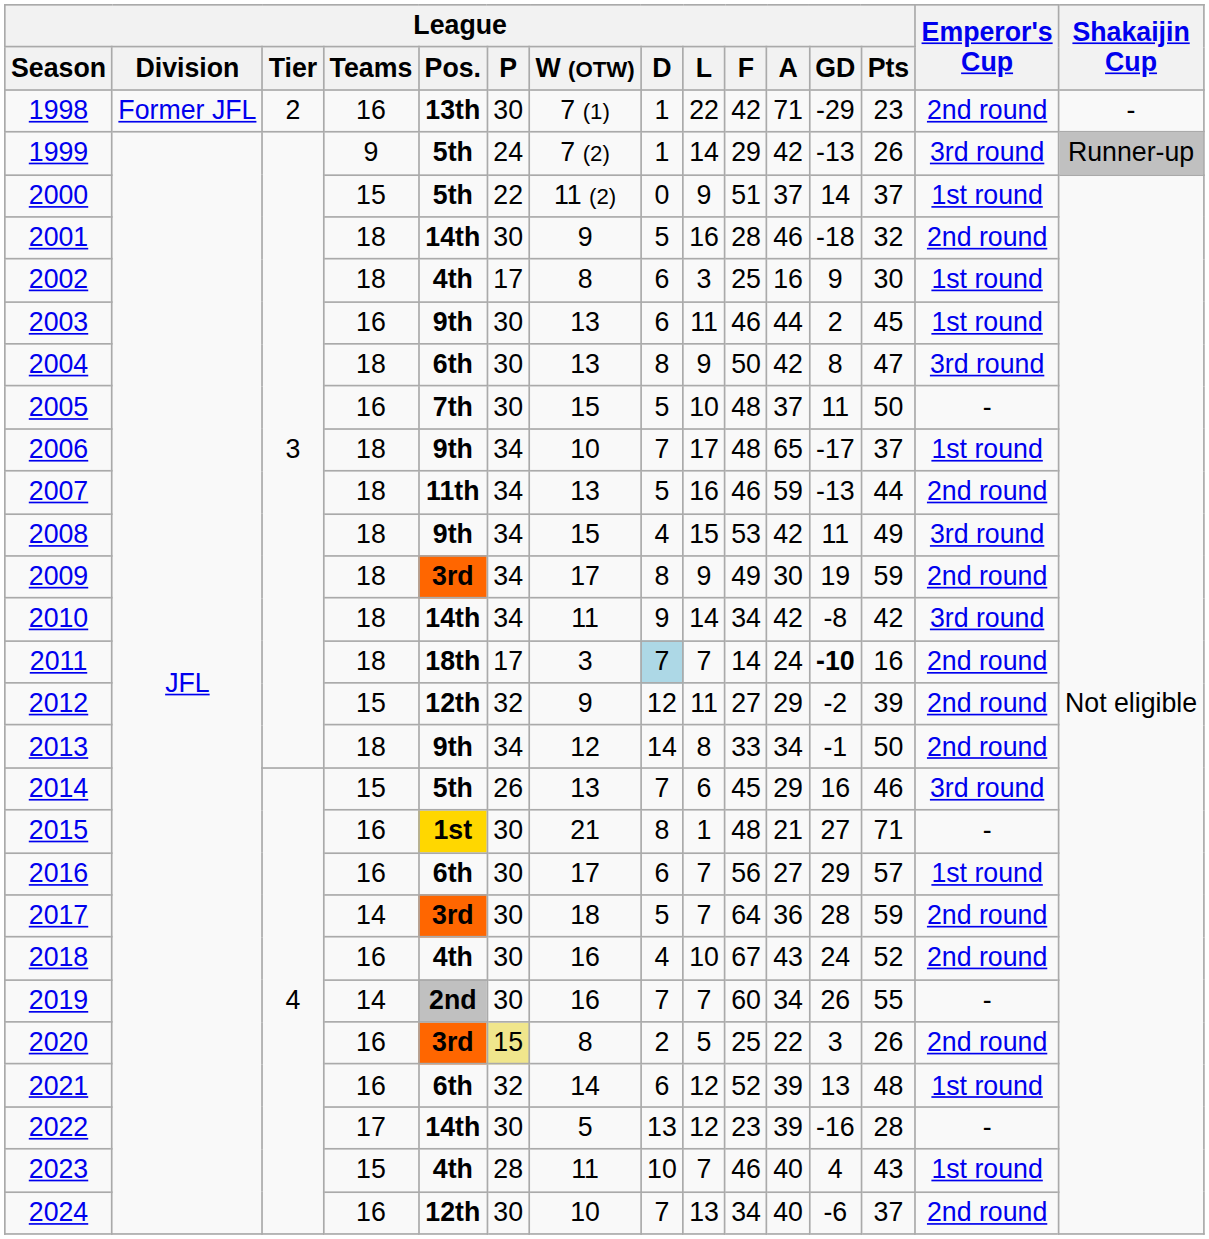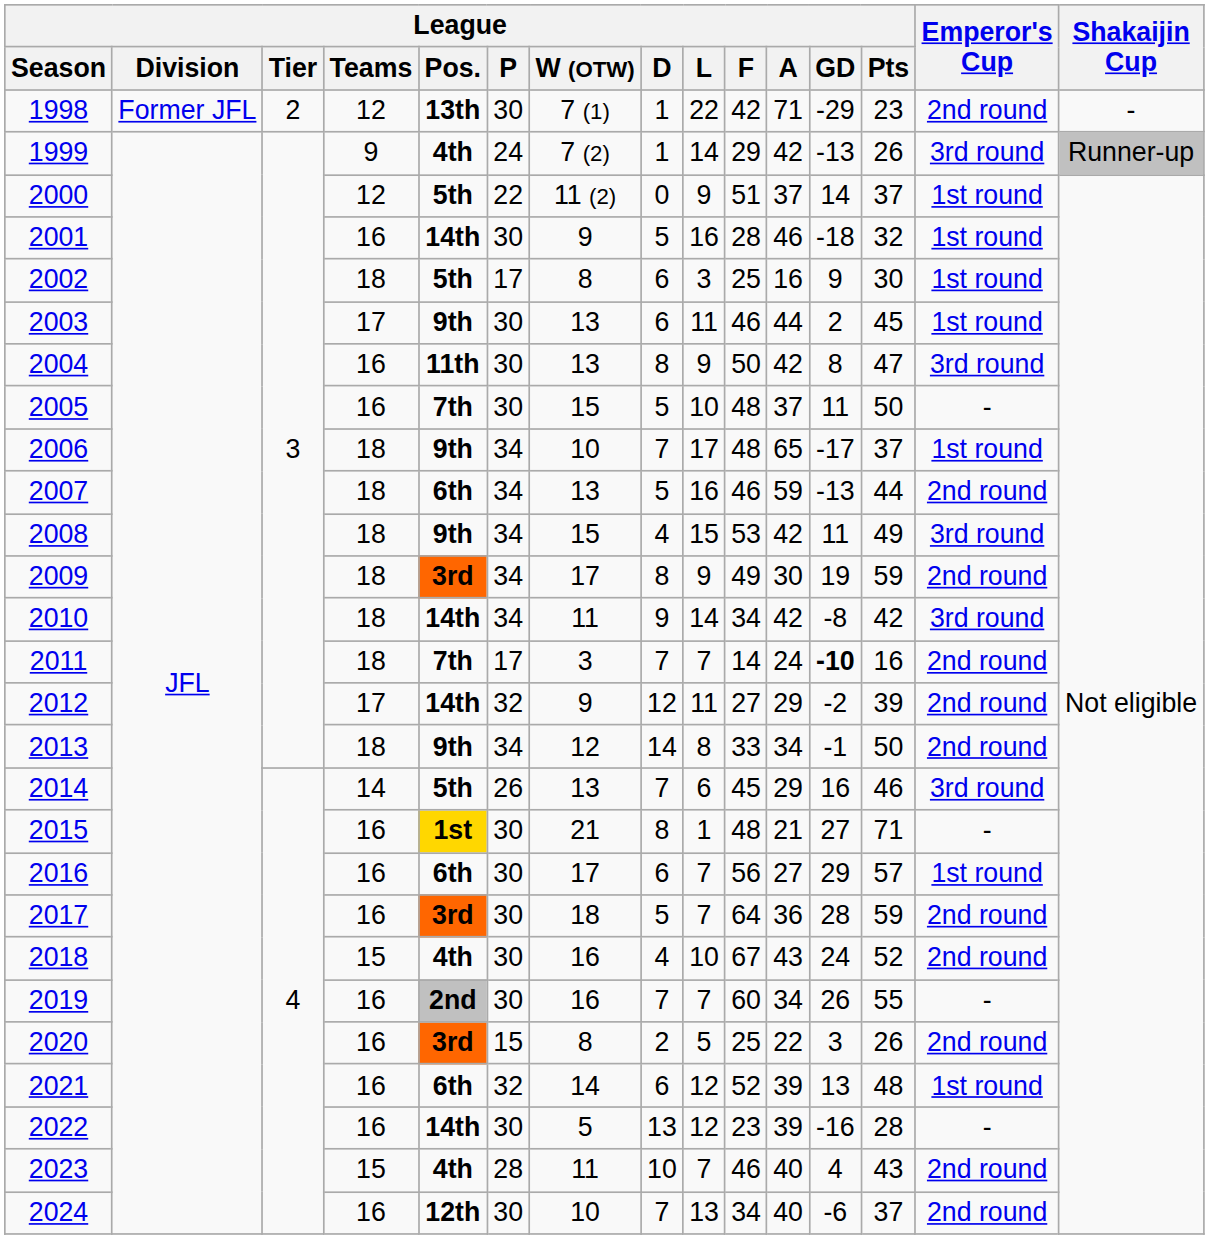(371, 110) 16 -> (371, 110) 12
(453, 152) 5th -> (453, 152) 4th
(371, 195) 15 -> (371, 195) 12
(371, 237) 18 -> (371, 237) 16
(987, 237) 2nd round -> (987, 237) 1st round
(453, 279) 4th -> (453, 279) 5th
(371, 322) 16 -> (371, 322) 17
(371, 364) 18 -> (371, 364) 16
(453, 364) 6th -> (453, 364) 11th
(453, 491) 11th -> (453, 491) 6th
(453, 661) 18th -> (453, 661) 7th
(662, 661) lightblue background -> (662, 661) no background
(371, 703) 15 -> (371, 703) 17
(453, 703) 12th -> (453, 703) 14th
(371, 788) 15 -> (371, 788) 14
(371, 915) 14 -> (371, 915) 16
(371, 957) 16 -> (371, 957) 15
(371, 1000) 14 -> (371, 1000) 16
(508, 1042) khaki background -> (508, 1042) no background
(371, 1127) 17 -> (371, 1127) 16
(987, 1169) 1st round -> (987, 1169) 2nd round
